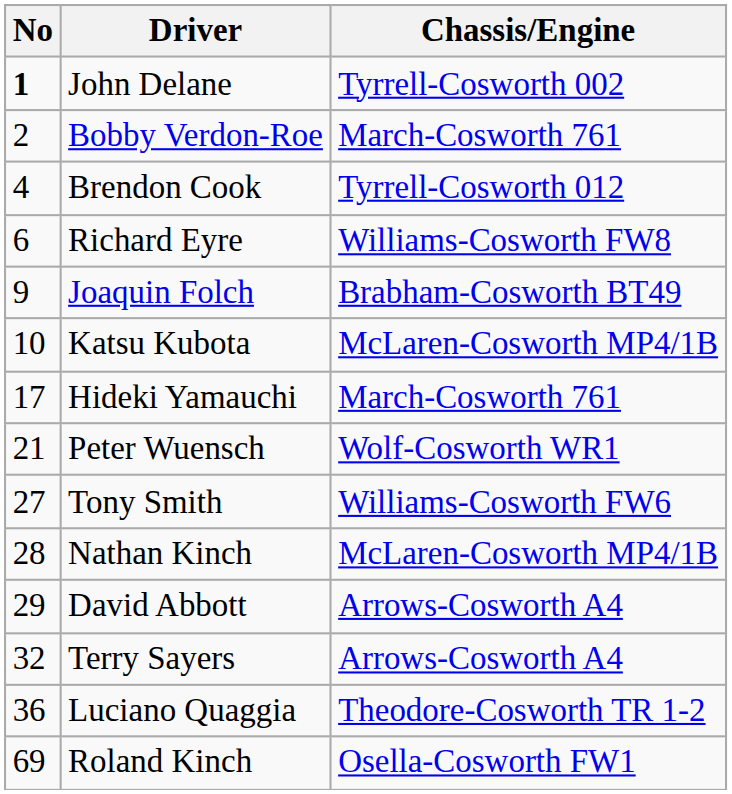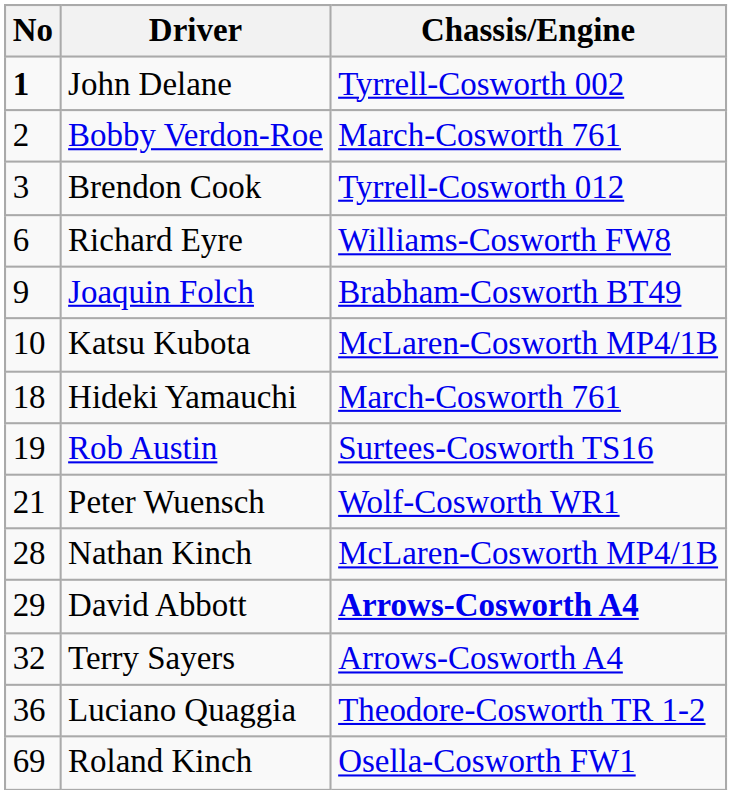(21, 187) 4 -> (21, 187) 3
(29, 396) 17 -> (29, 396) 18
+ row: (143, 448)
- row: (145, 501)
(481, 605) normal -> (488, 605) bold
